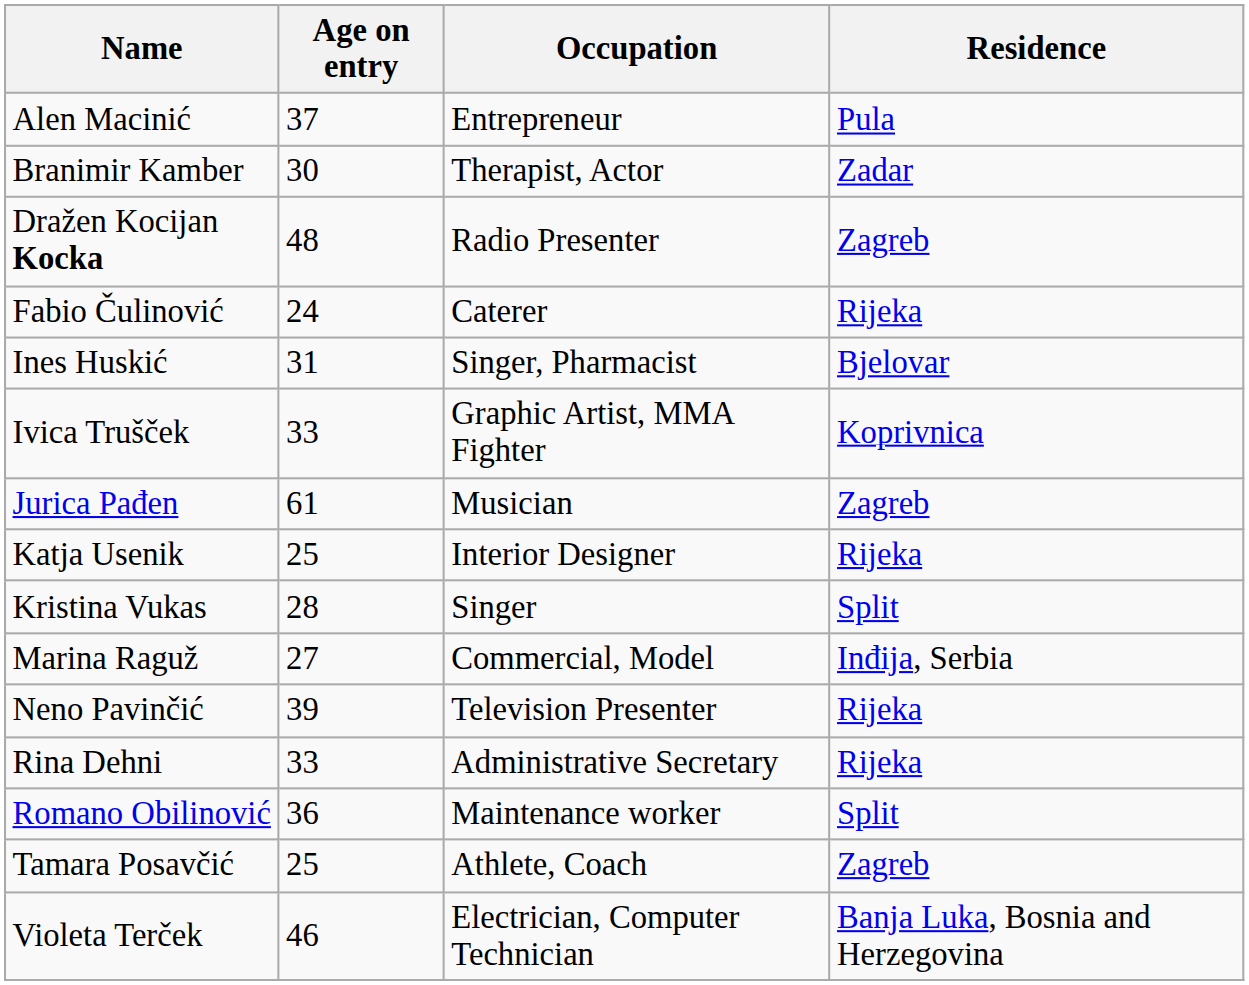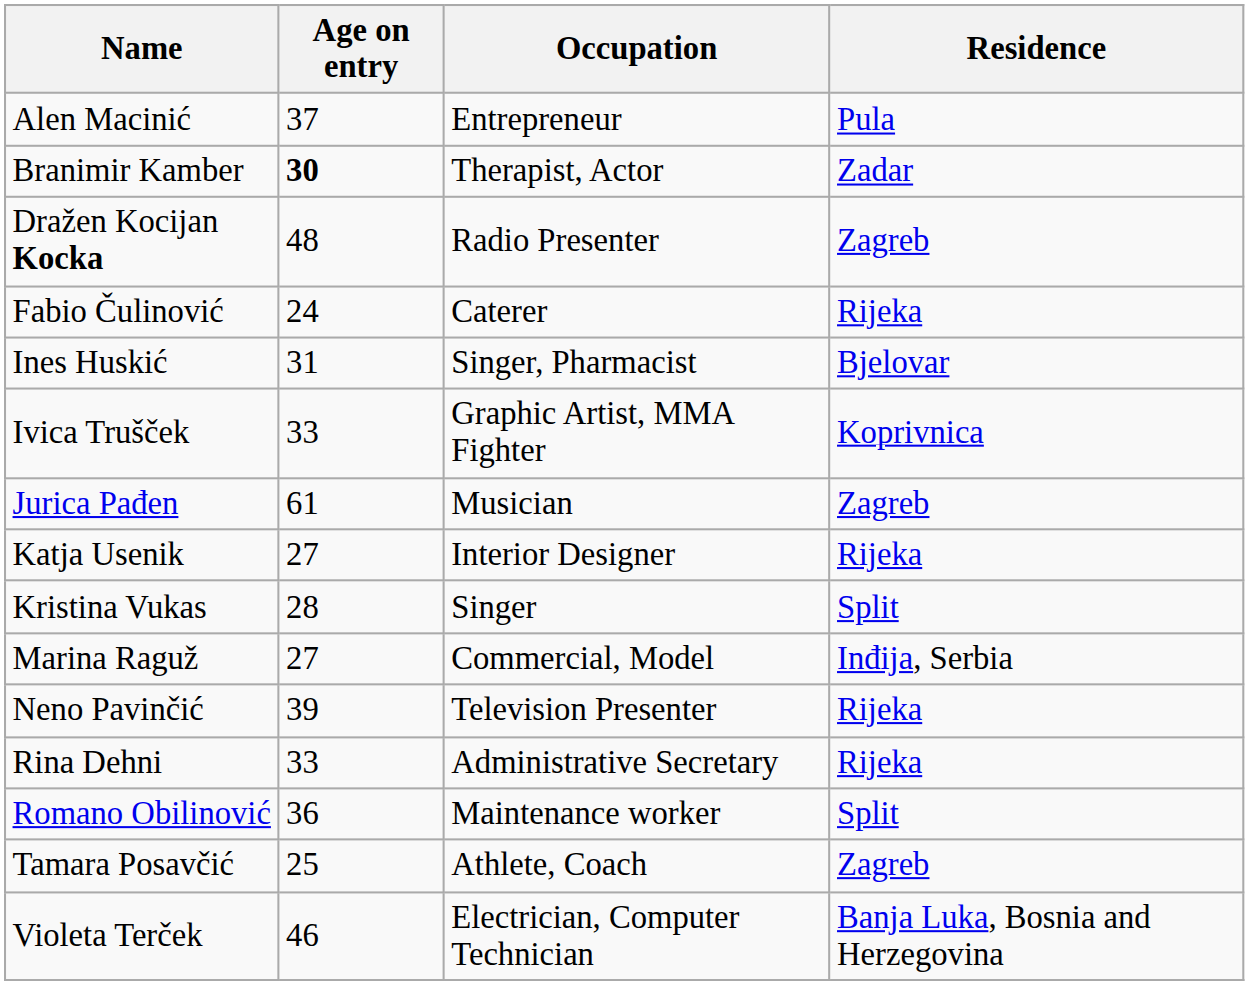(302, 170) normal -> (302, 170) bold
(302, 554) 25 -> (302, 554) 27
